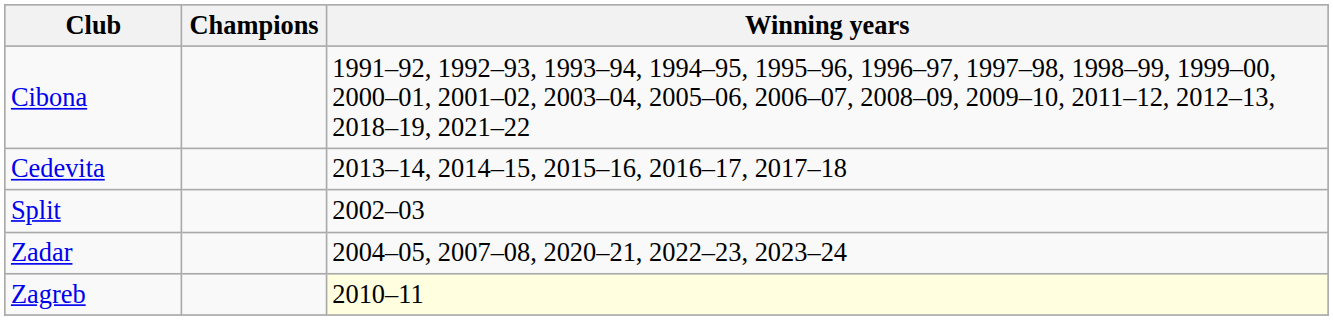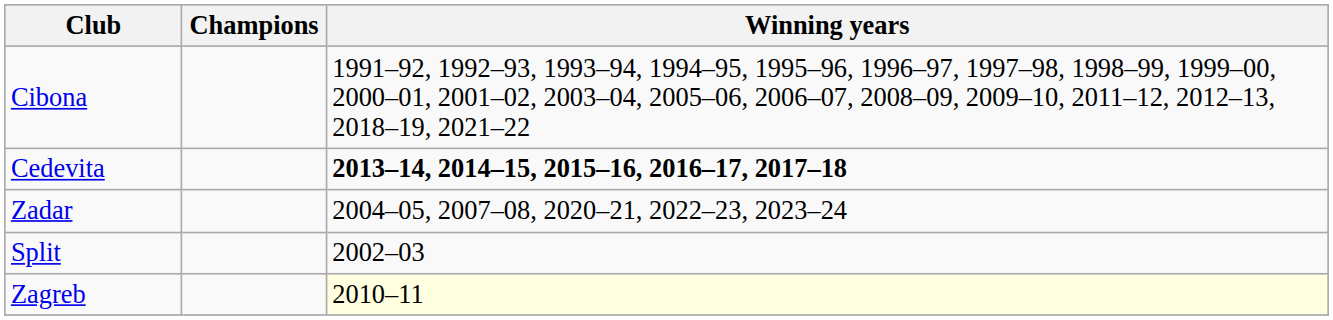(590, 168) normal -> (590, 168) bold
rows swapped: (42, 252) <-> (36, 210)
